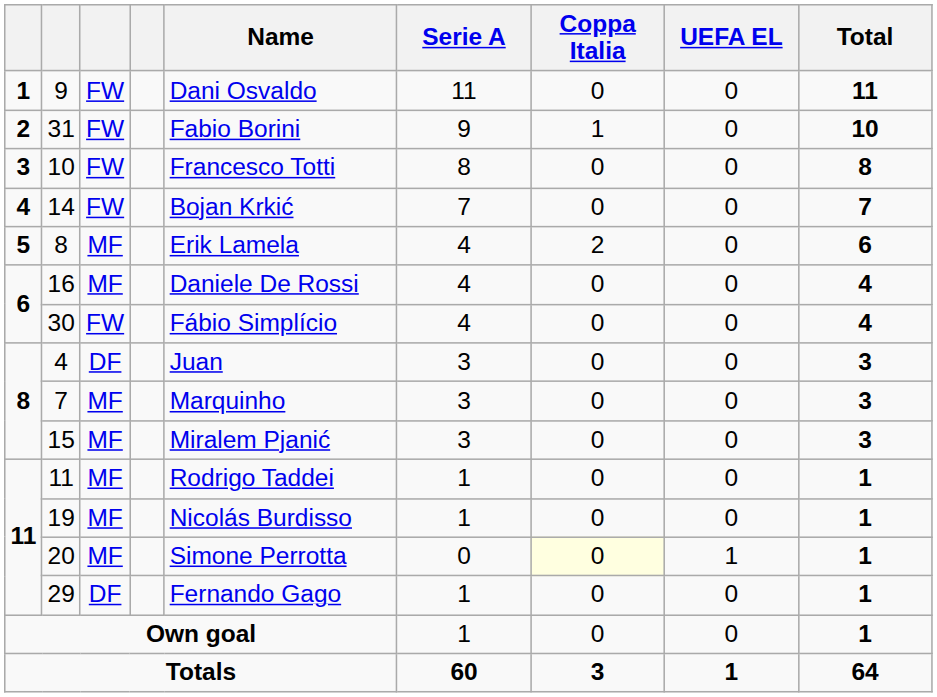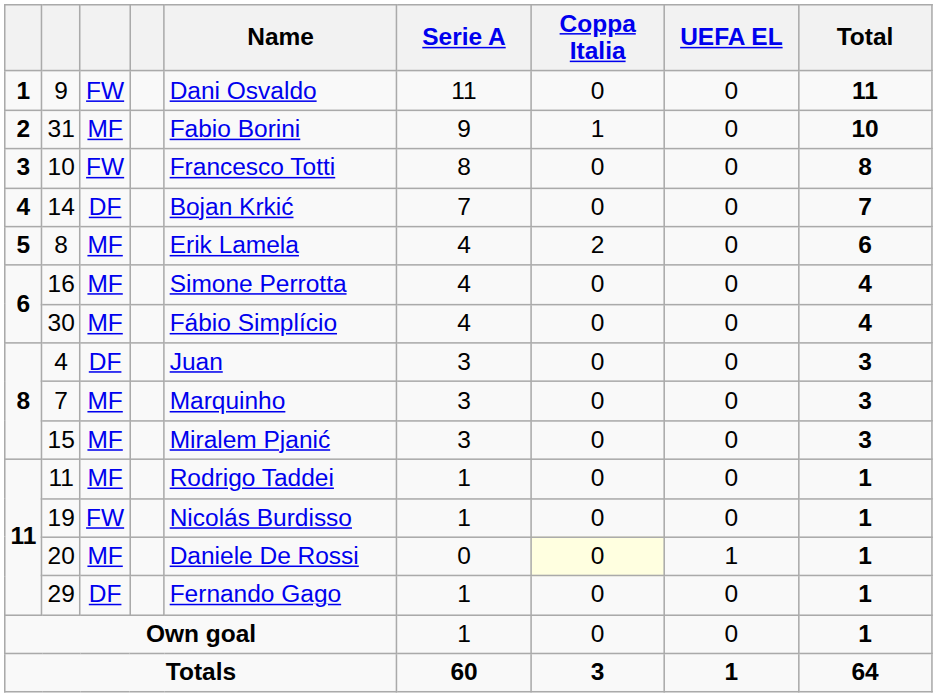(105, 129) FW -> (105, 129) MF
(105, 206) FW -> (105, 206) DF
(264, 284) Daniele De Rossi -> (258, 284) Simone Perrotta
(105, 323) FW -> (105, 323) MF
(105, 517) MF -> (105, 517) FW
(258, 556) Simone Perrotta -> (264, 556) Daniele De Rossi
